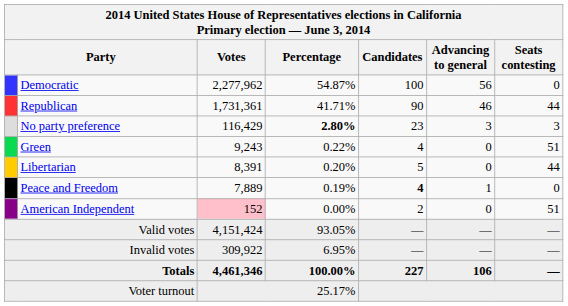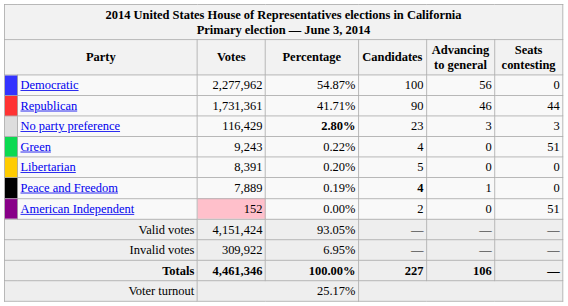(554, 167) 44 -> (557, 167) 0
